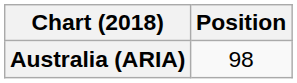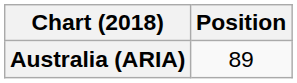(241, 58) 98 -> (241, 58) 89
